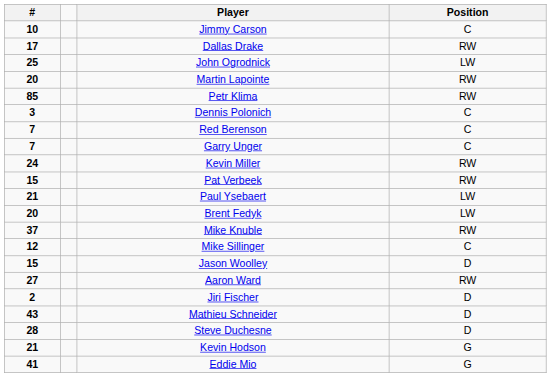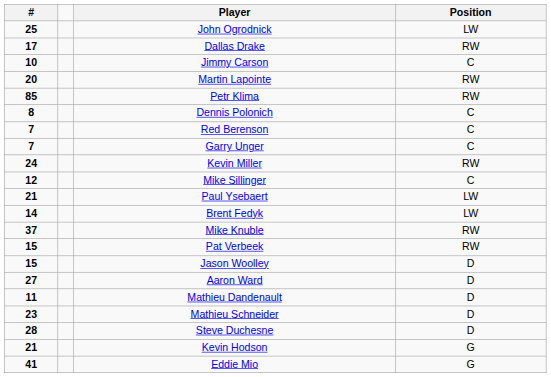rows swapped: (233, 63) <-> (233, 29)
(32, 113) 3 -> (31, 113) 8
rows swapped: (233, 180) <-> (233, 247)
(32, 213) 20 -> (31, 213) 14
(468, 280) RW -> (471, 280) D
+ row: (235, 297)
- row: (233, 297)
(32, 314) 43 -> (31, 314) 23
